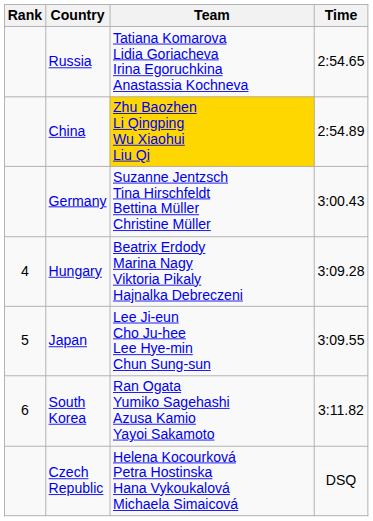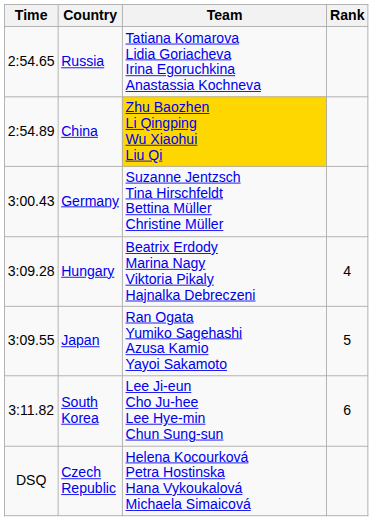columns swapped: (25, 15) <-> (341, 15)
(162, 341) Lee Ji-eun Cho Ju-hee Lee Hye-min Chun Sung-sun -> (184, 341) Ran Ogata Yumiko Sagehashi Azusa Kamio Yayoi Sakamoto
(171, 411) Ran Ogata Yumiko Sagehashi Azusa Kamio Yayoi Sakamoto -> (174, 411) Lee Ji-eun Cho Ju-hee Lee Hye-min Chun Sung-sun
